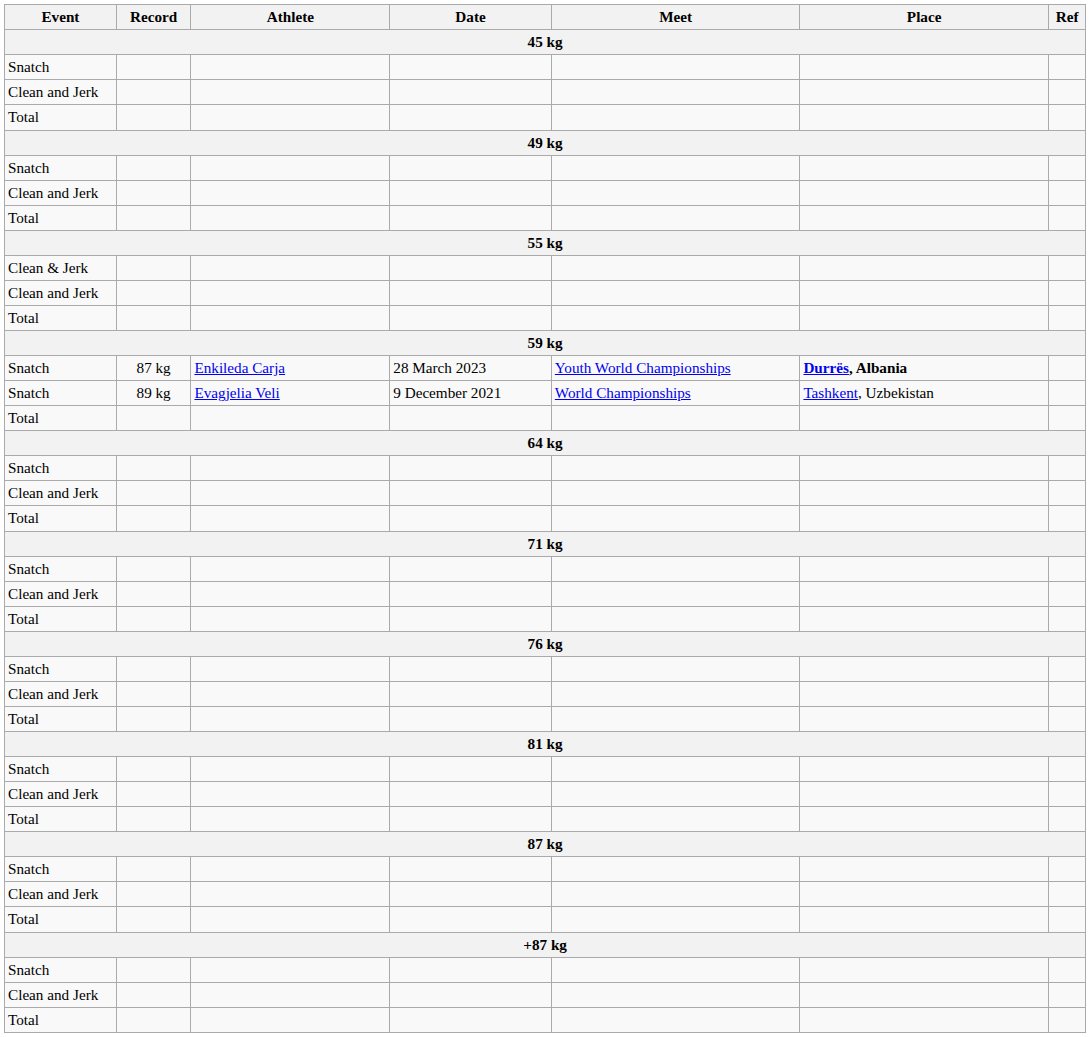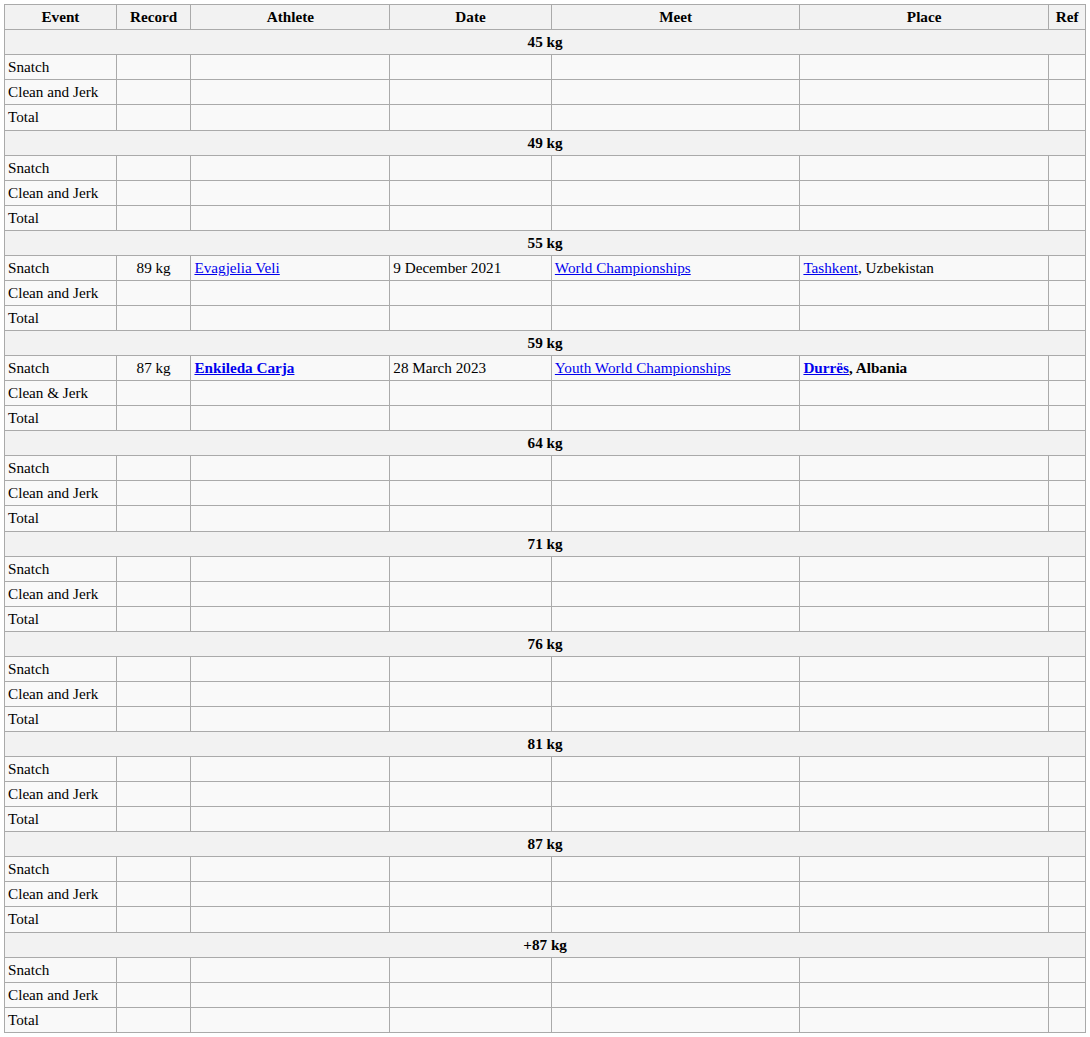rows swapped: (29, 393) <-> (48, 267)
(240, 368) normal -> (244, 368) bold
